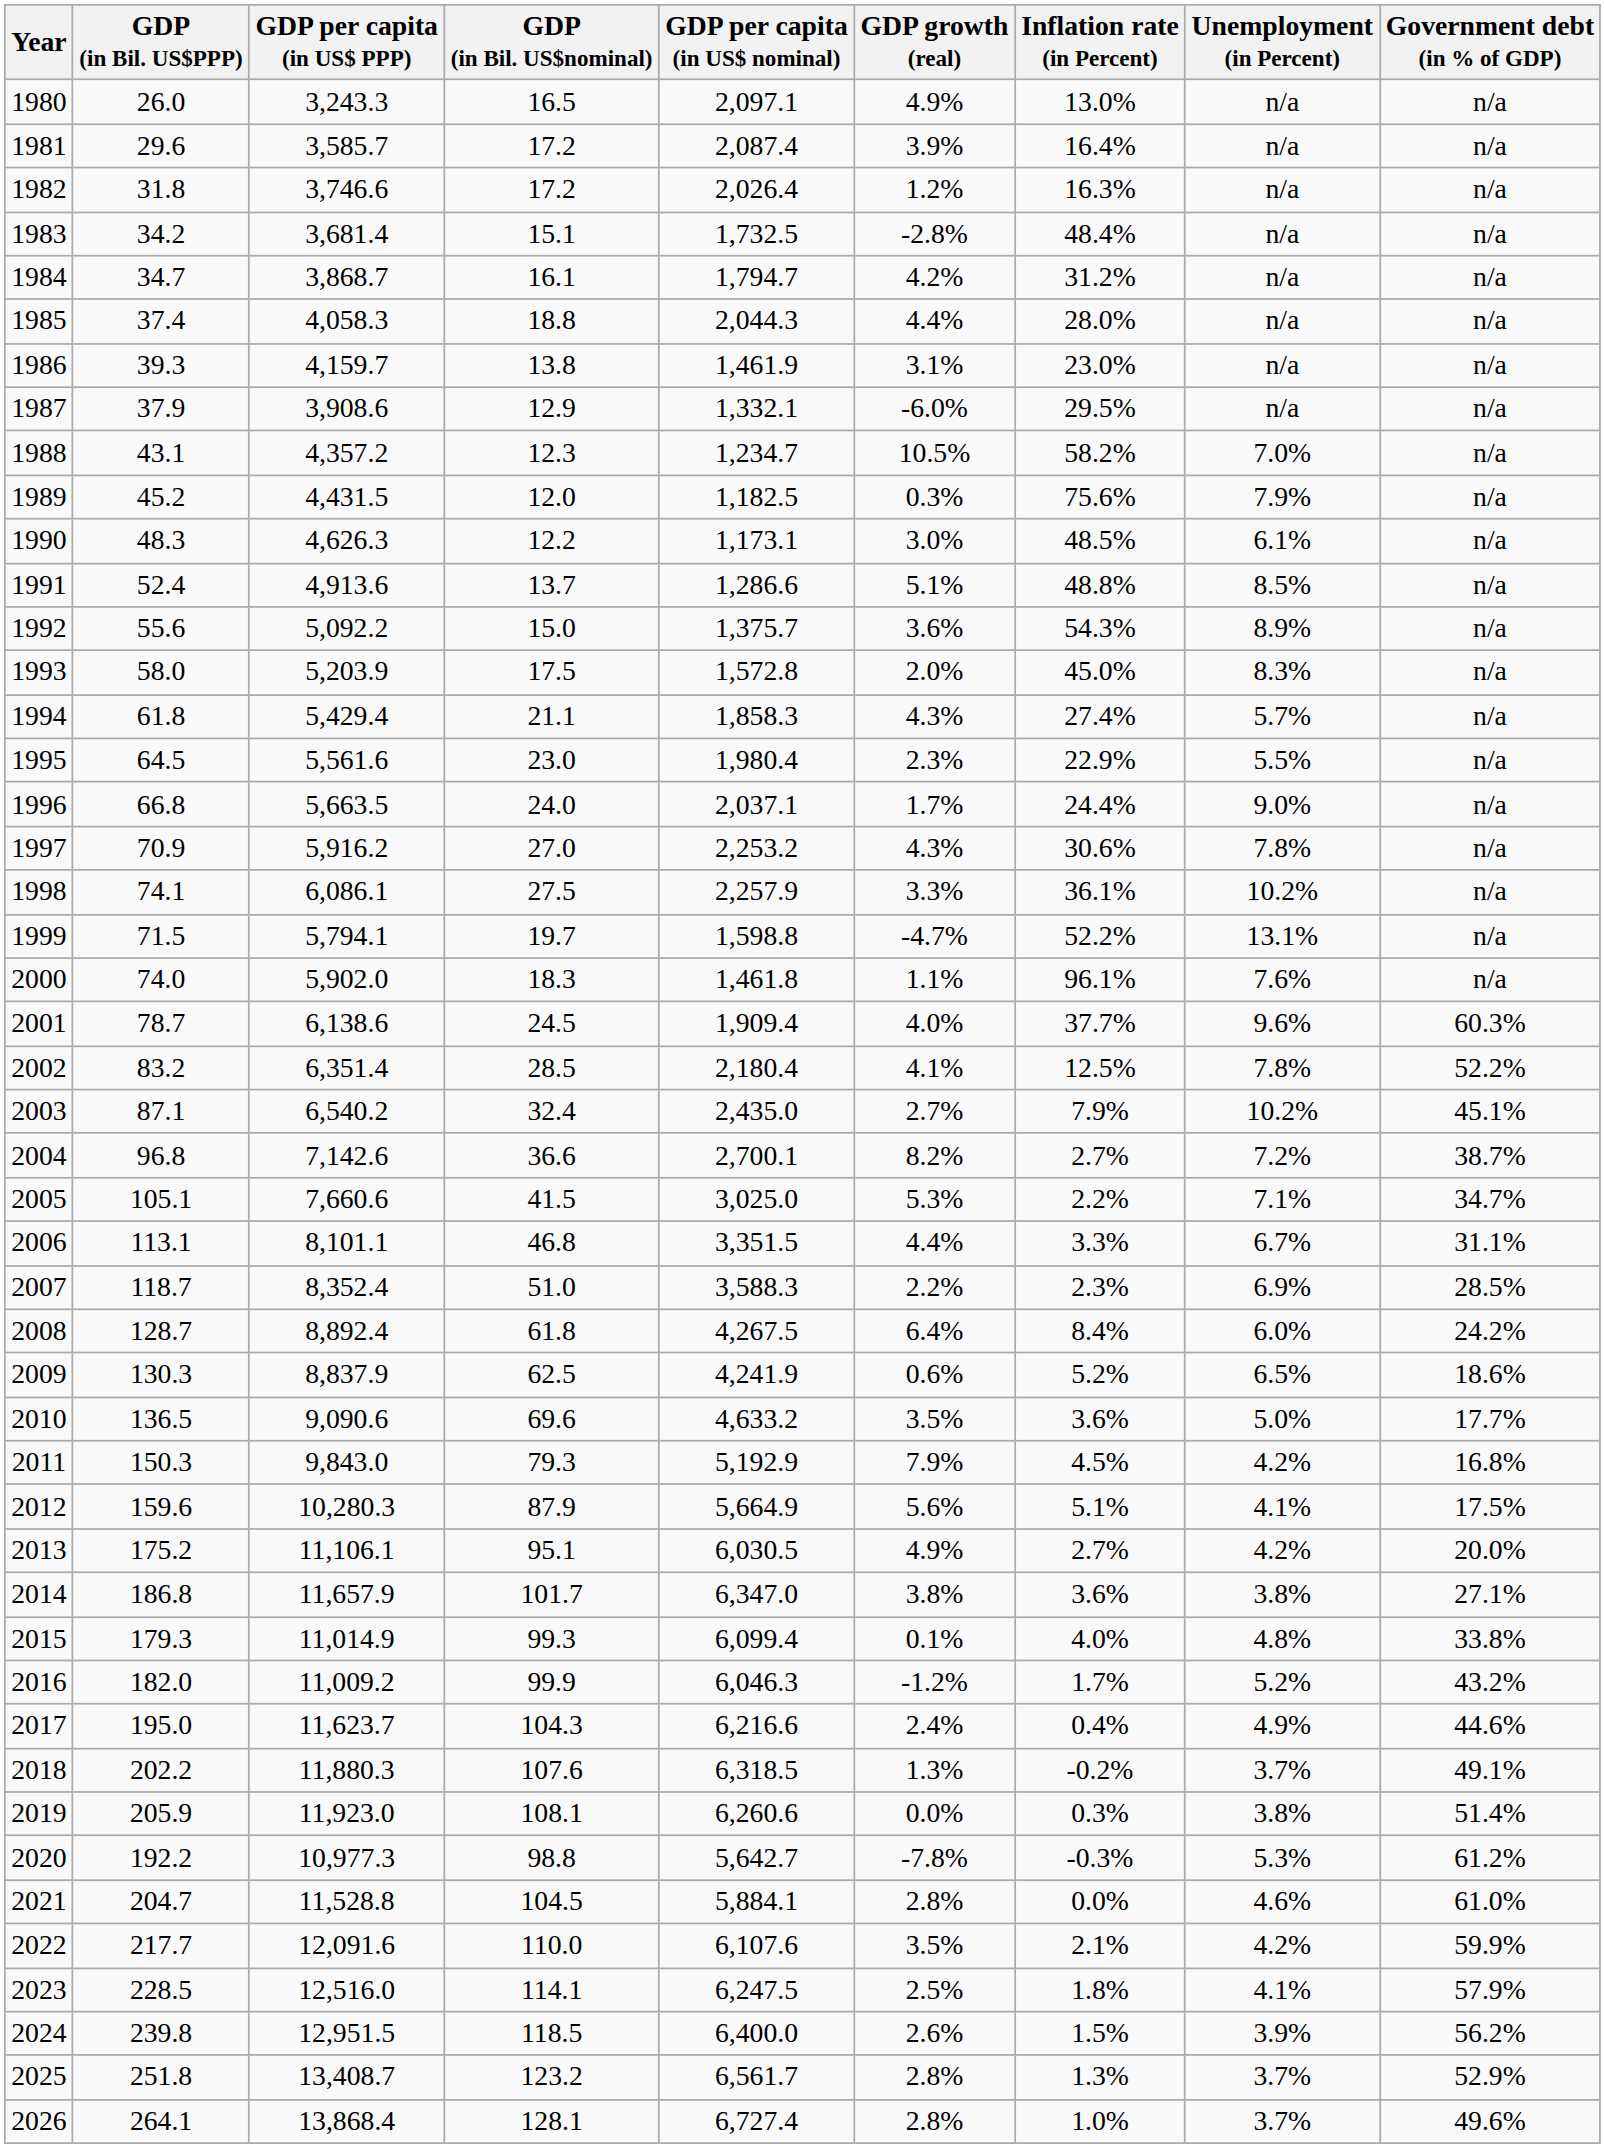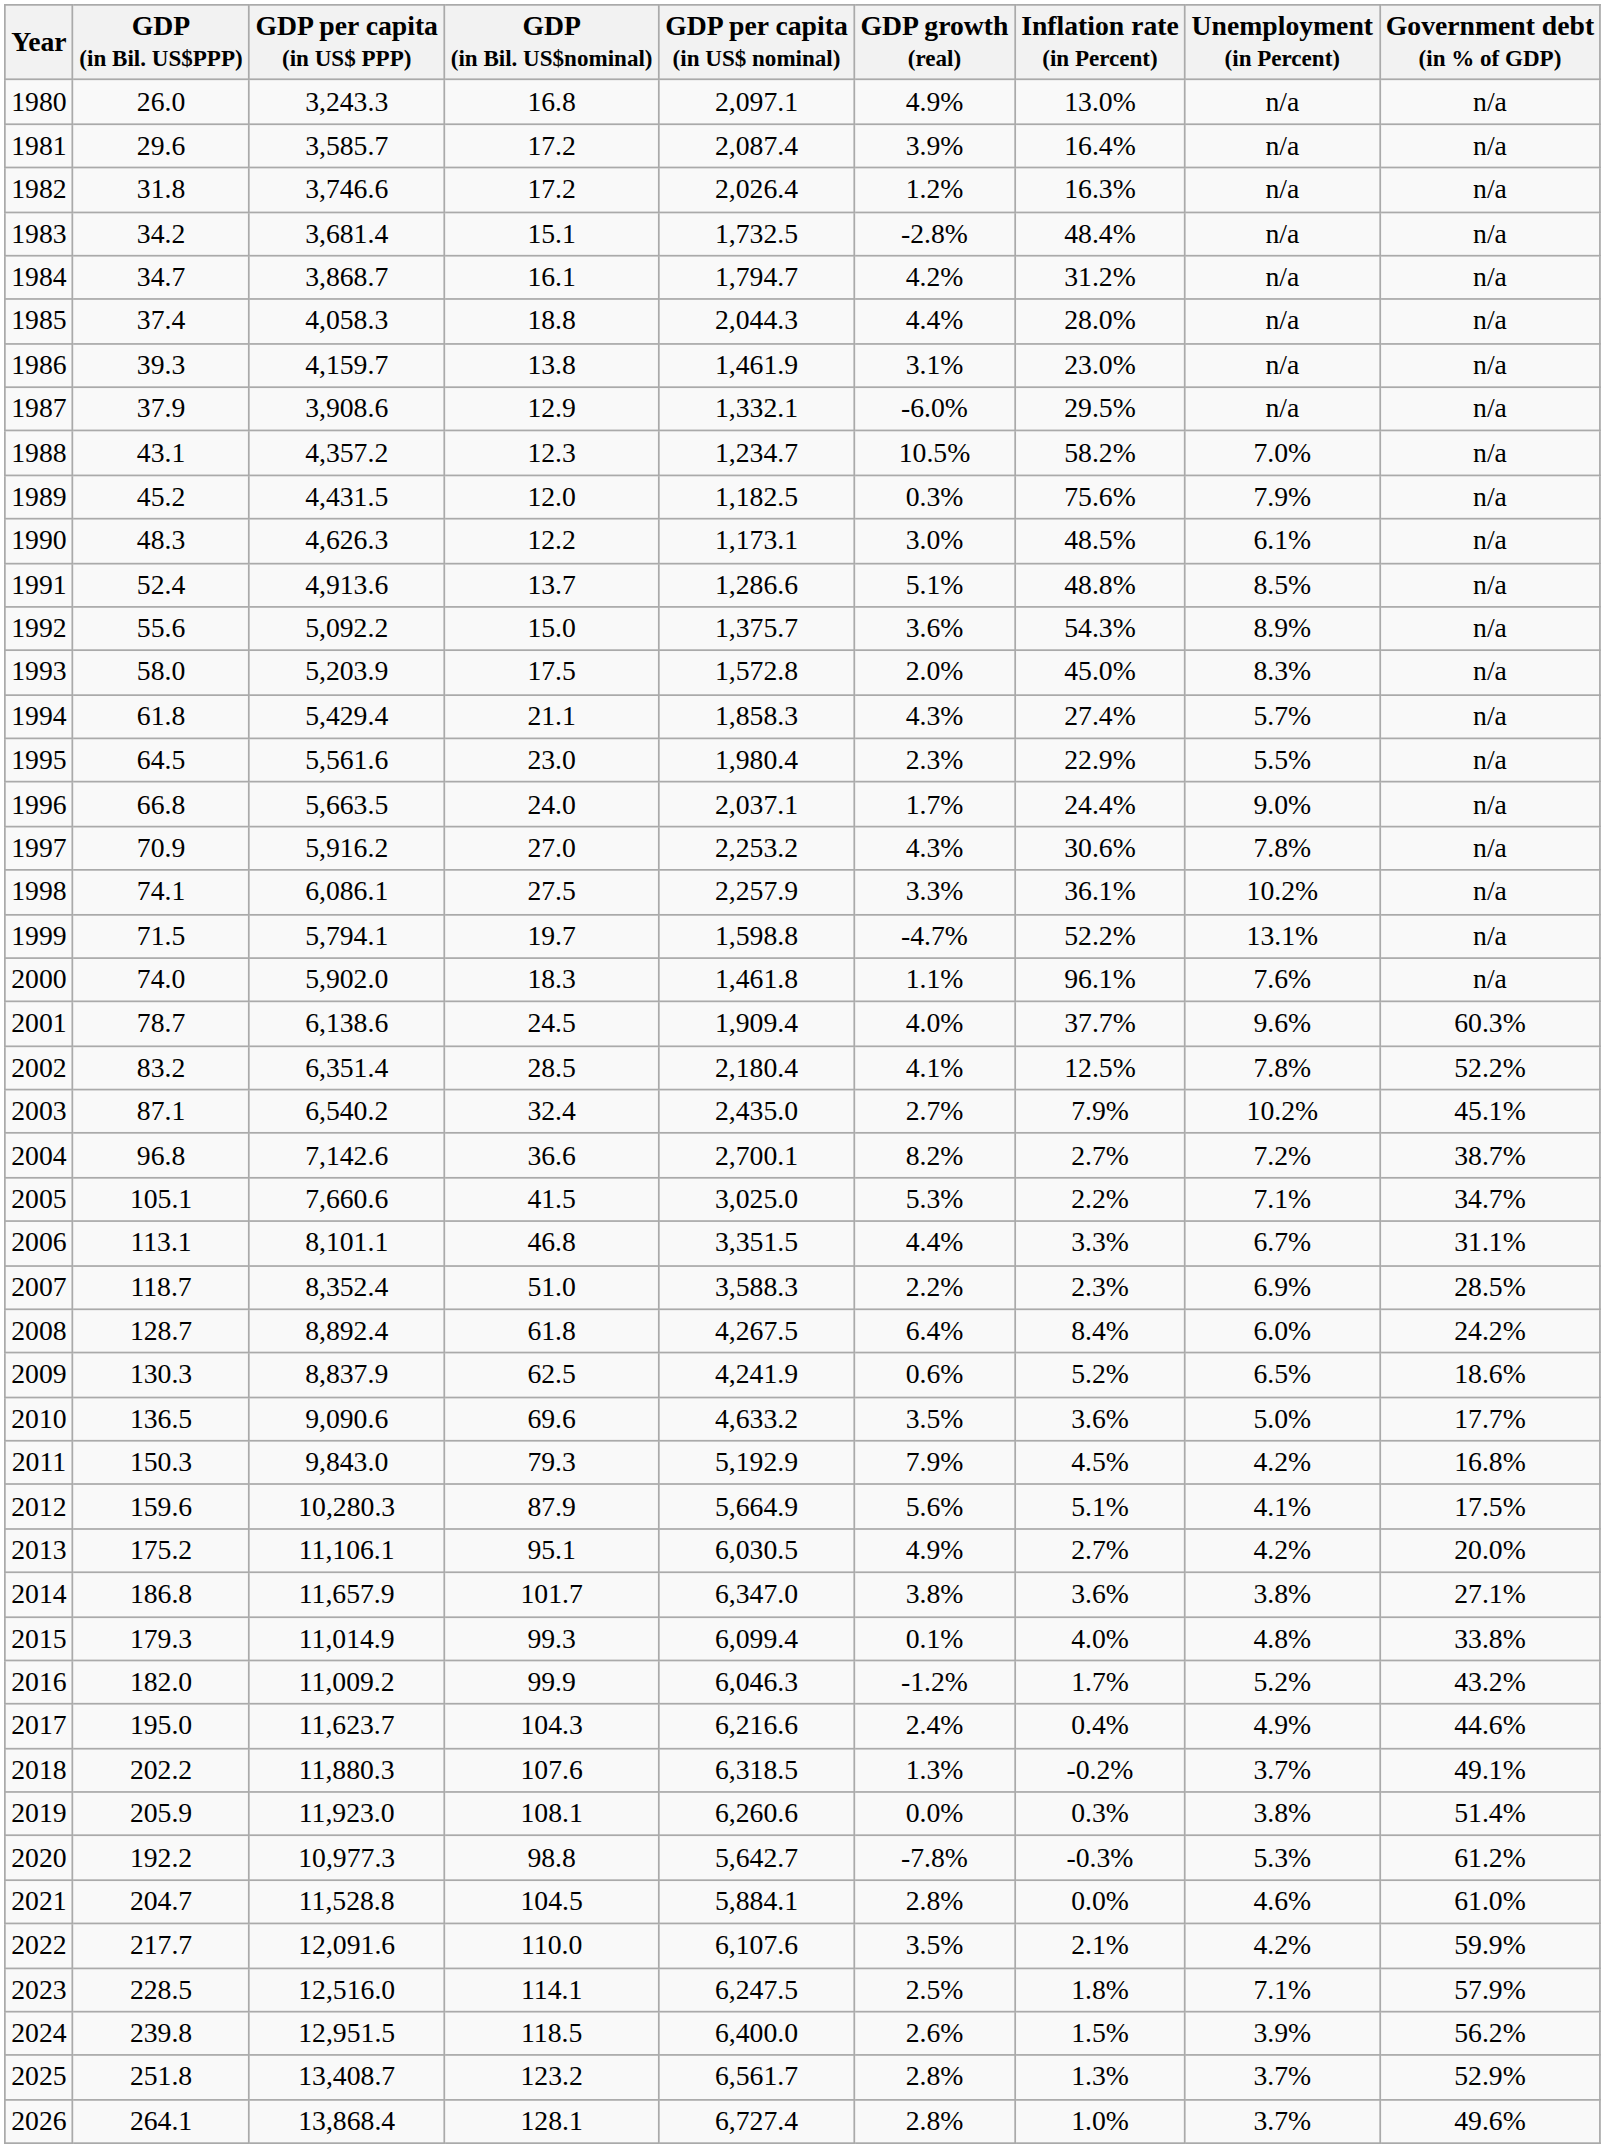(552, 101) 16.5 -> (552, 101) 16.8
(1282, 1989) 4.1% -> (1282, 1989) 7.1%
